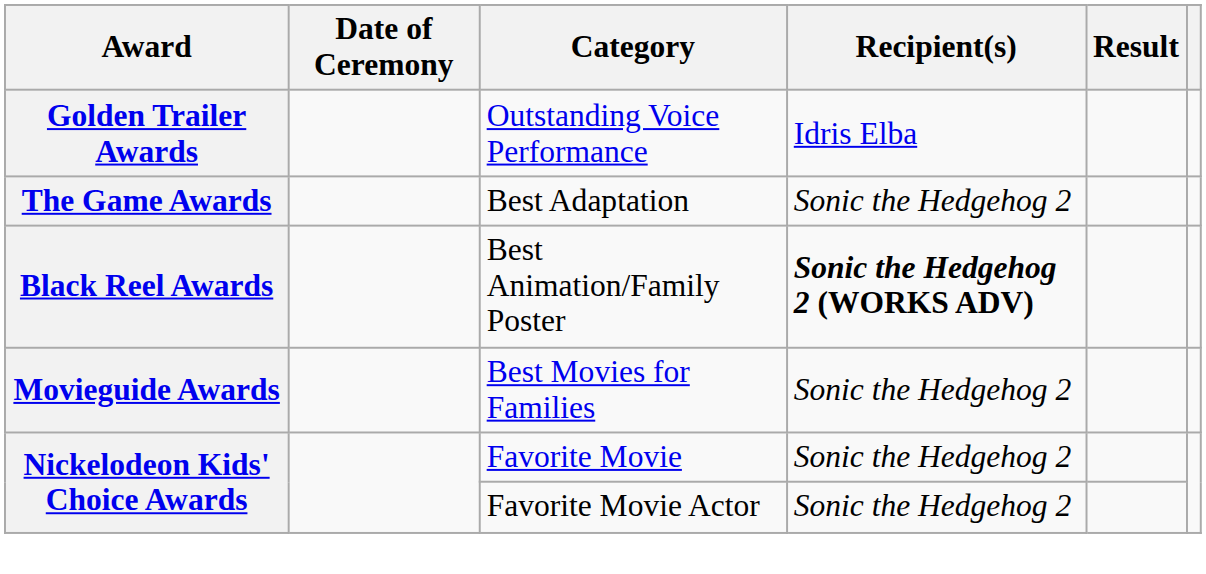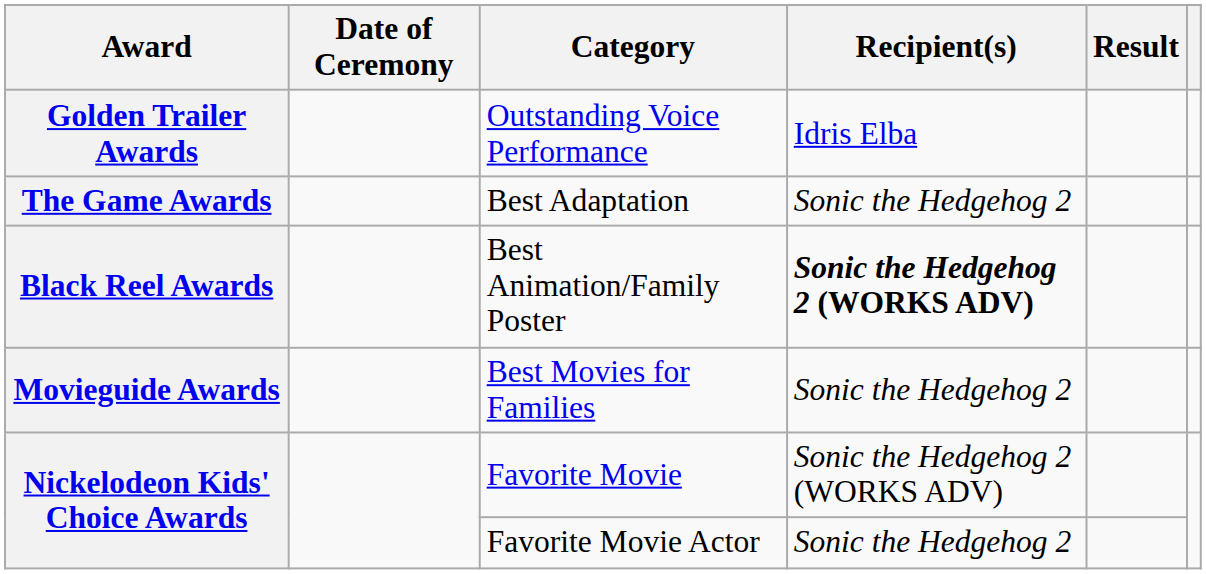(933, 456) Sonic the Hedgehog 2 -> (933, 474) Sonic the Hedgehog 2 (WORKS ADV)
